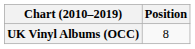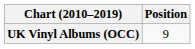(166, 33) 8 -> (166, 33) 9
